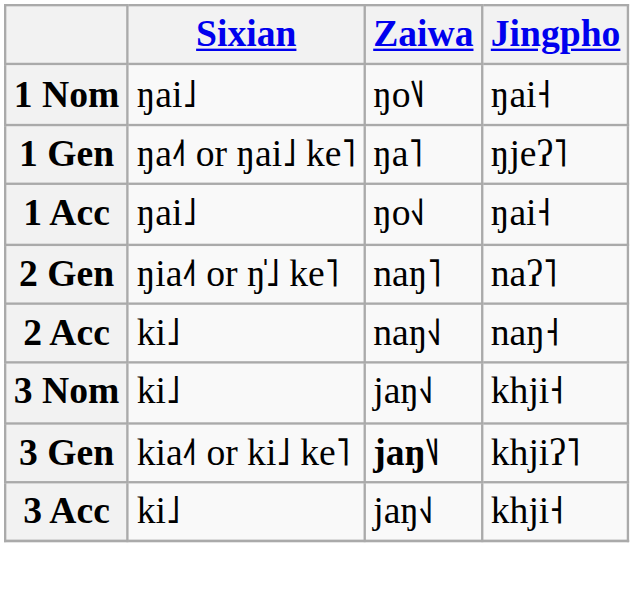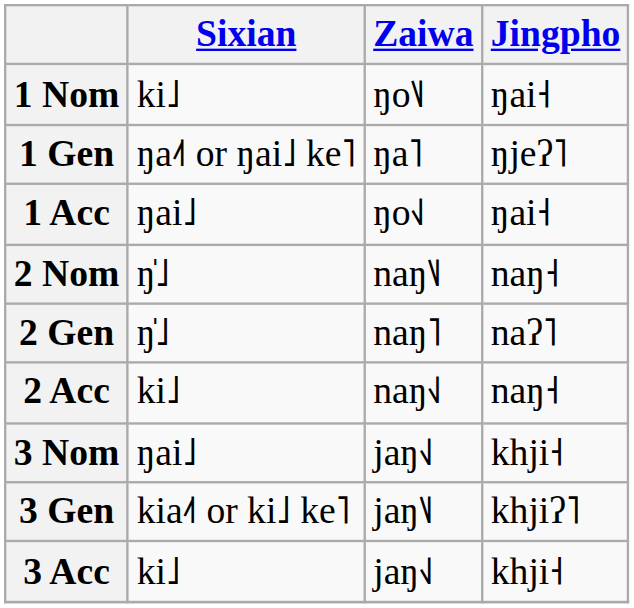(167, 93) ŋai˩ -> (158, 93) ki˩
+ row: (67, 272)
(238, 272) ŋia˨˦ or ŋ̍˩ ke˥ -> (153, 332) ŋ̍˩
(158, 392) ki˩ -> (167, 451) ŋai˩
(407, 451) bold -> (403, 511) normal
